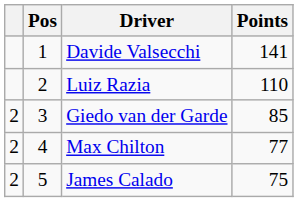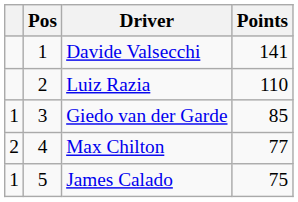(14, 115) 2 -> (14, 115) 1
(14, 179) 2 -> (14, 179) 1
